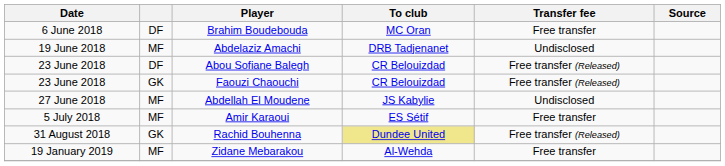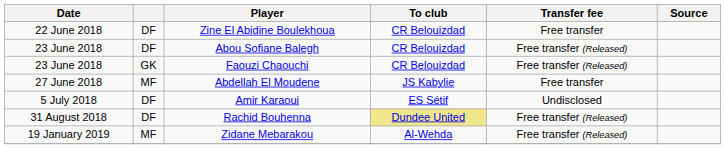- row: (257, 30)
- row: (257, 47)
+ row: (267, 30)
(564, 100) Undisclosed -> (572, 82) Free transfer
(156, 117) MF -> (149, 100) DF
(564, 117) Free transfer -> (572, 100) Undisclosed
(156, 134) GK -> (149, 117) DF
(564, 152) Free transfer -> (572, 134) Free transfer (Released)
